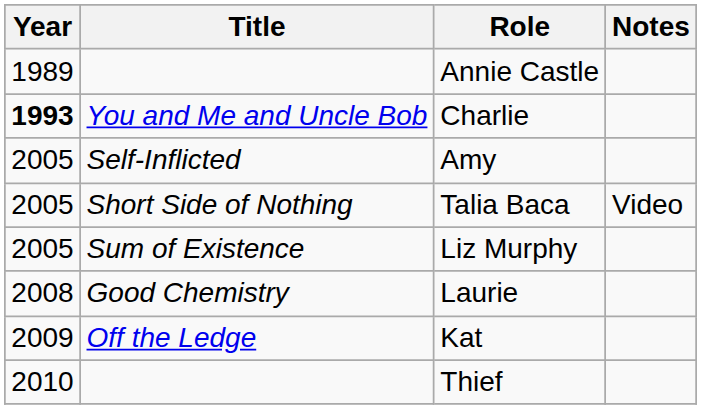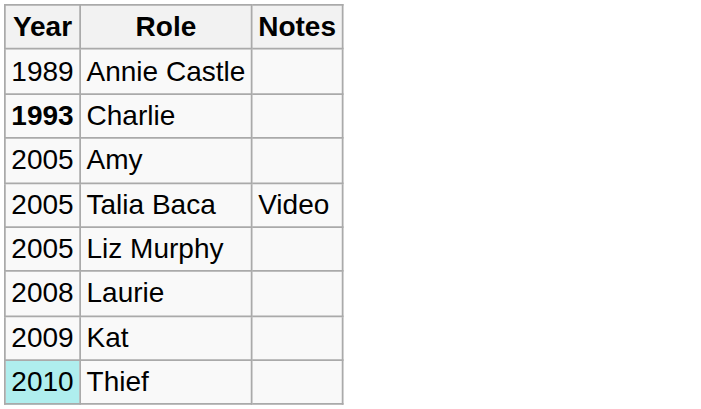- column: (257, 26)
(42, 381) no background -> (42, 381) paleturquoise background
